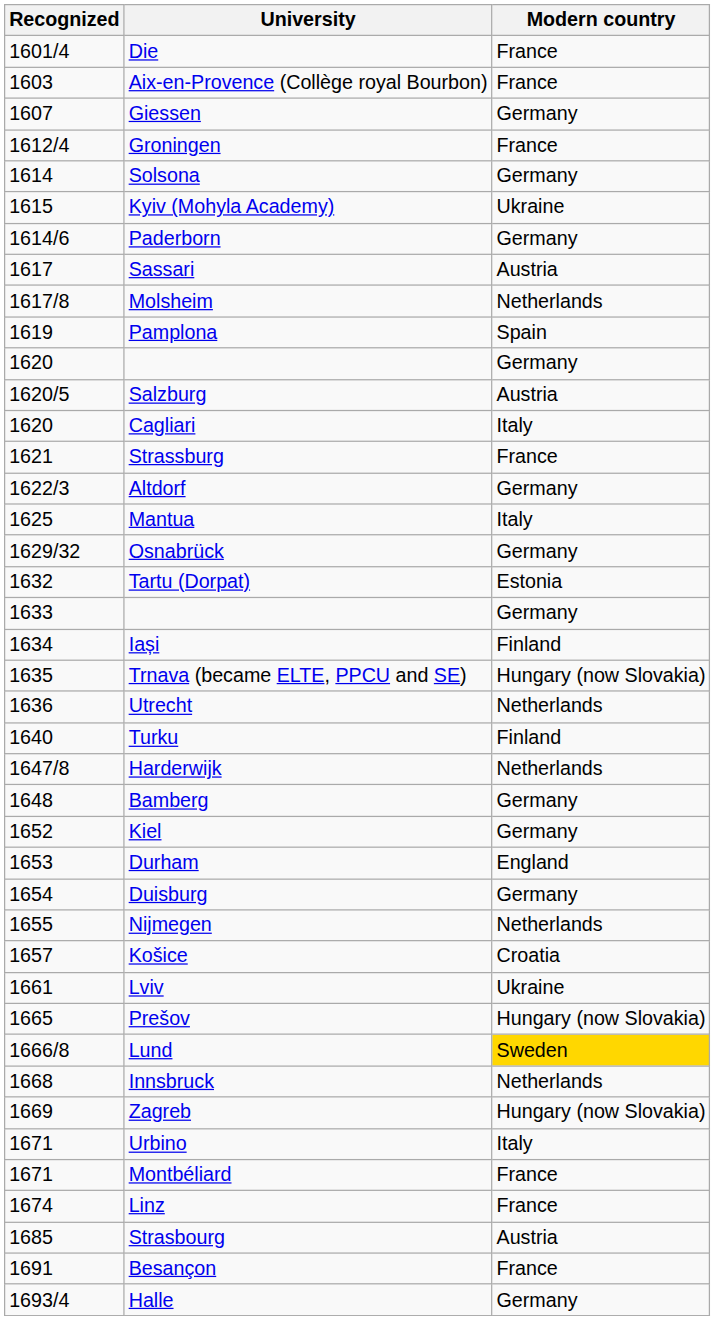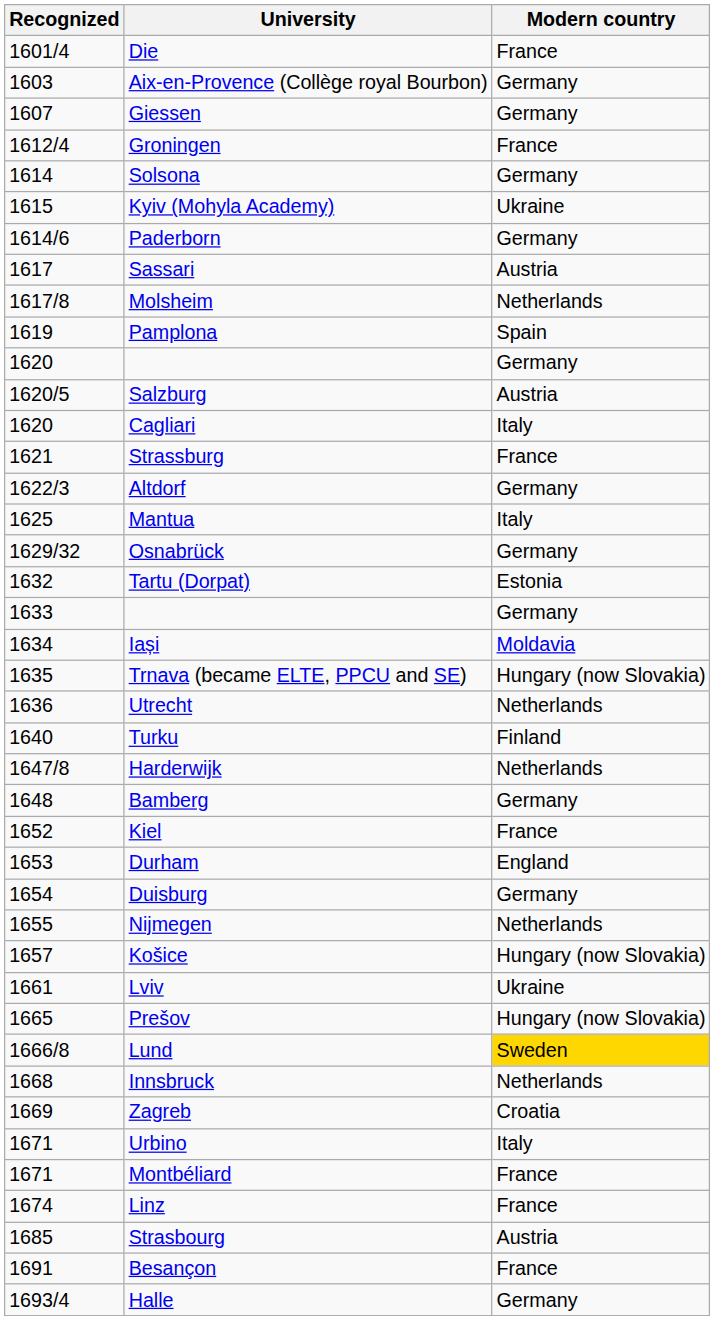(527, 82) France -> (537, 82) Germany
(529, 644) Finland -> (536, 644) Moldavia
(537, 831) Germany -> (527, 831) France
(528, 956) Croatia -> (601, 956) Hungary (now Slovakia)
(601, 1112) Hungary (now Slovakia) -> (528, 1112) Croatia
